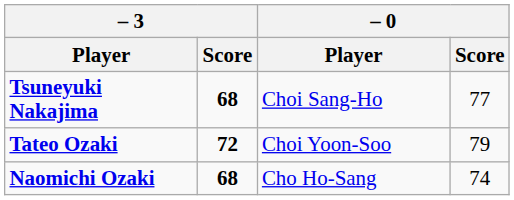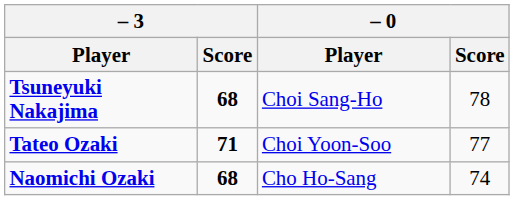(480, 99) 77 -> (480, 99) 78
(227, 144) 72 -> (227, 144) 71
(480, 144) 79 -> (480, 144) 77
